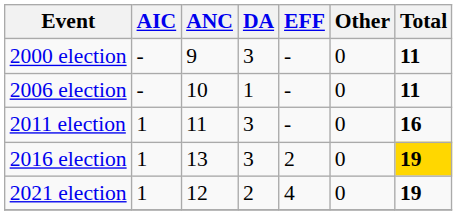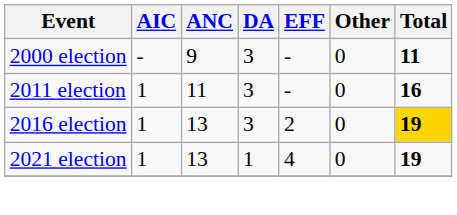- row: (68, 90)
(197, 192) 12 -> (197, 158) 13
(248, 192) 2 -> (248, 158) 1
